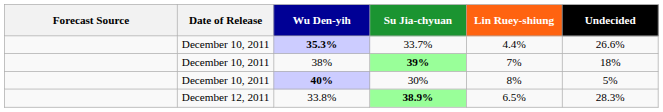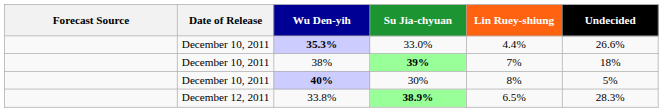(418, 44) 33.7% -> (418, 44) 33.0%
